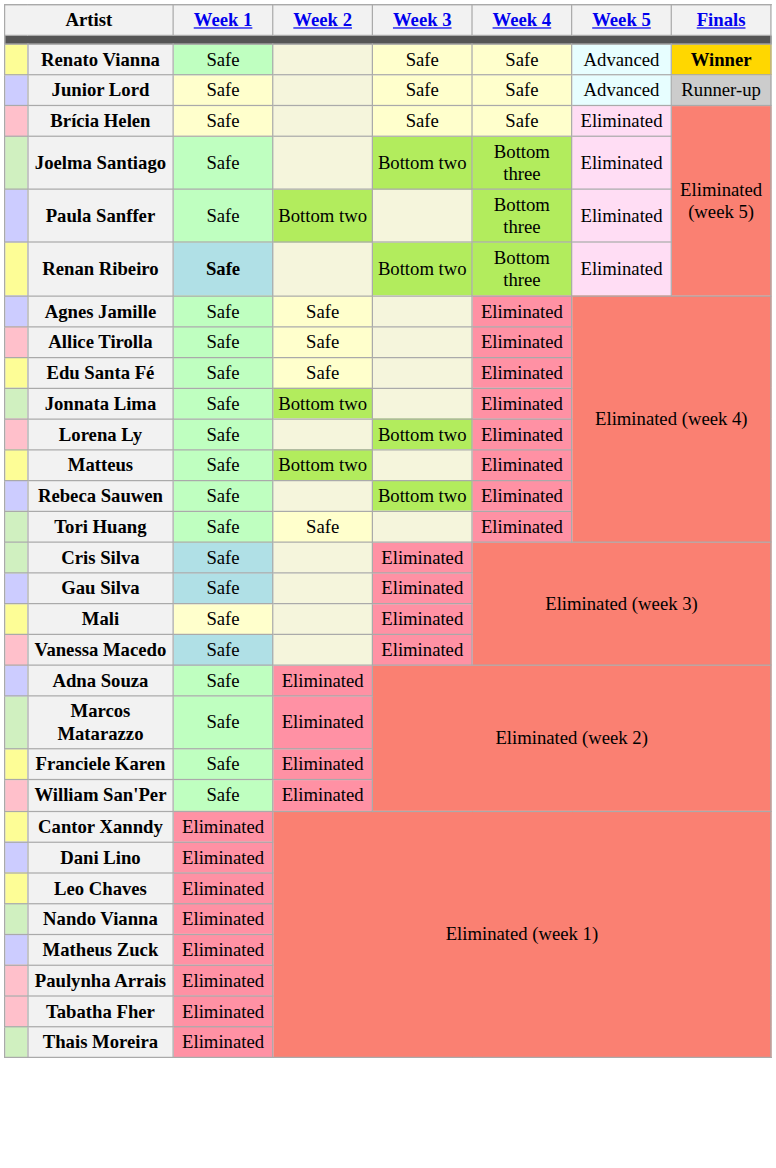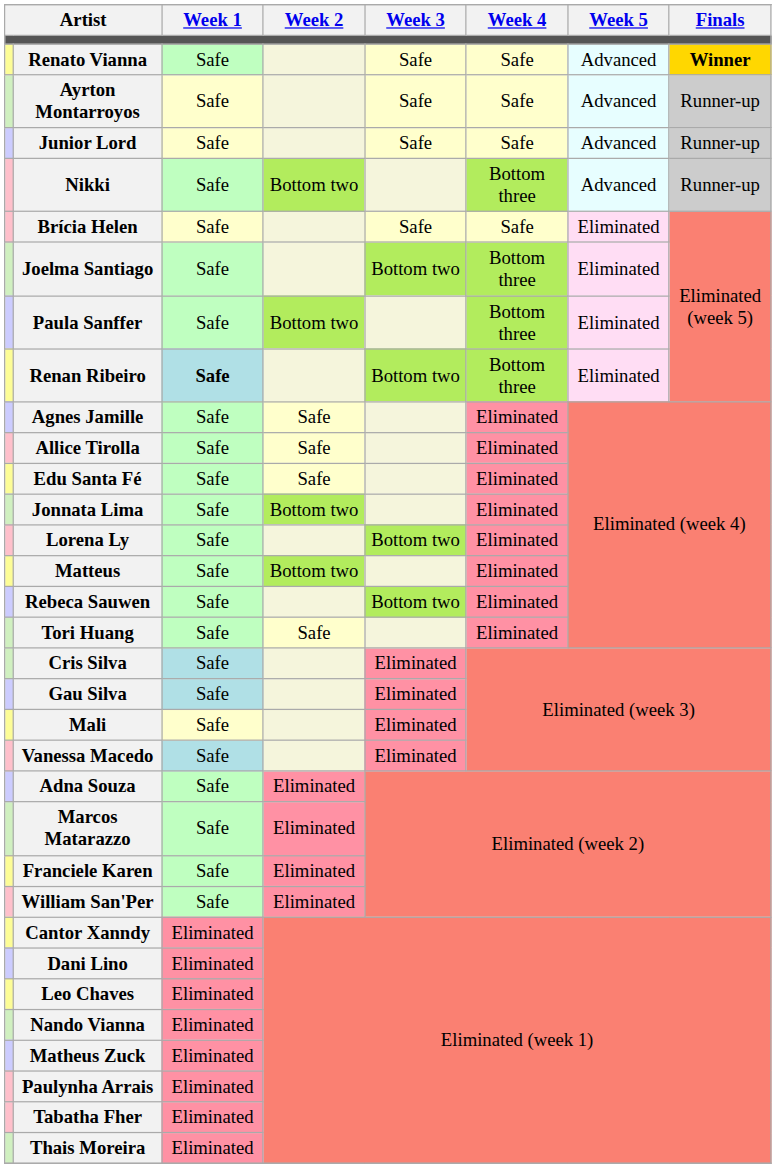+ row: (88, 101)
+ row: (88, 185)
